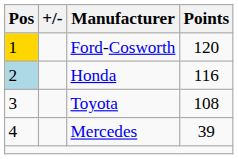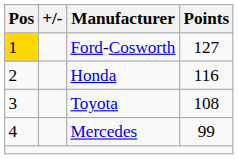(206, 47) 120 -> (206, 47) 127
(13, 75) lightblue background -> (13, 75) no background
(206, 132) 39 -> (206, 132) 99
